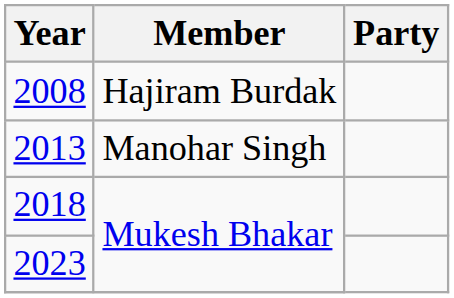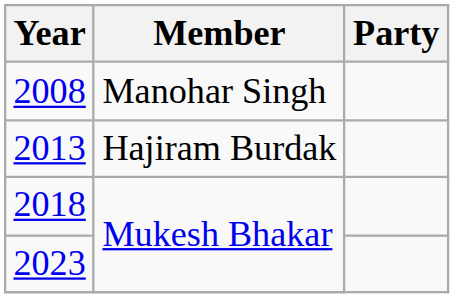(219, 90) Hajiram Burdak -> (214, 90) Manohar Singh
(214, 147) Manohar Singh -> (219, 147) Hajiram Burdak
